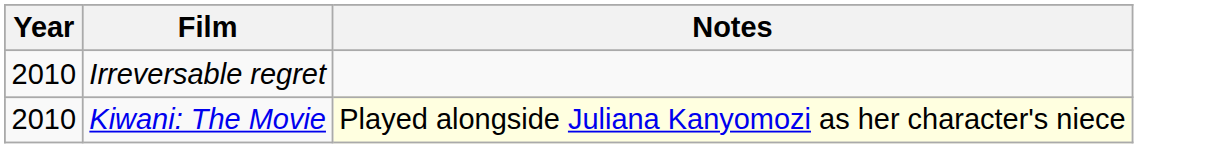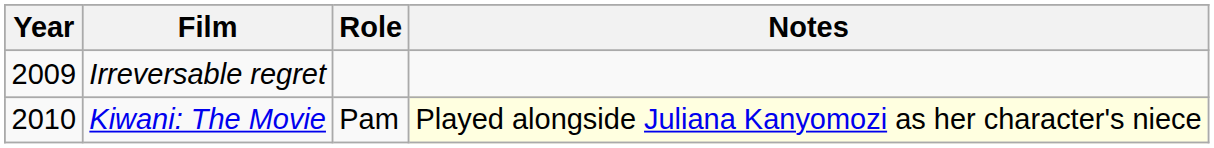+ column: (371, 27)
(44, 73) 2010 -> (44, 73) 2009
